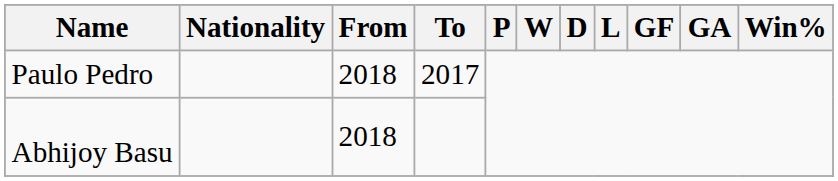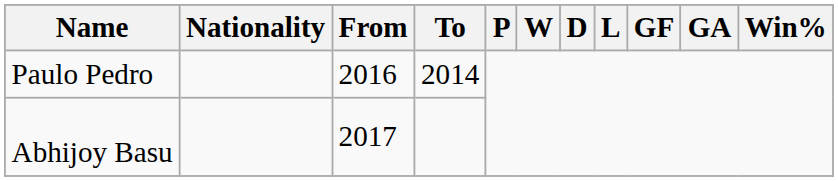(368, 73) 2018 -> (368, 73) 2016
(450, 73) 2017 -> (450, 73) 2014
(368, 136) 2018 -> (368, 136) 2017
